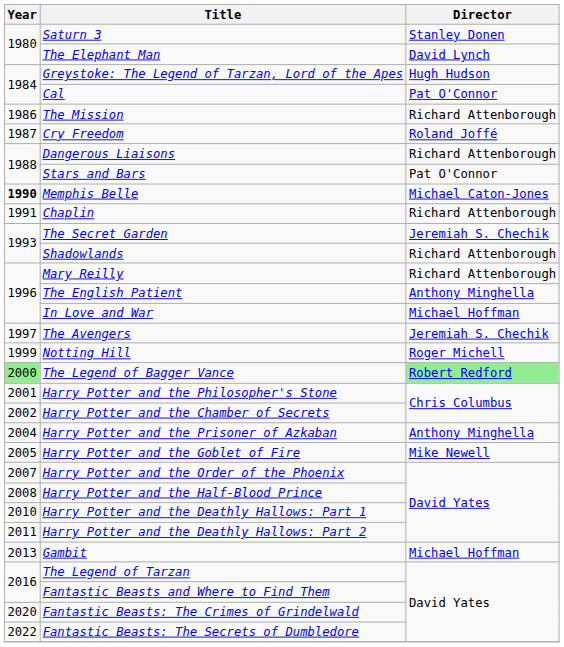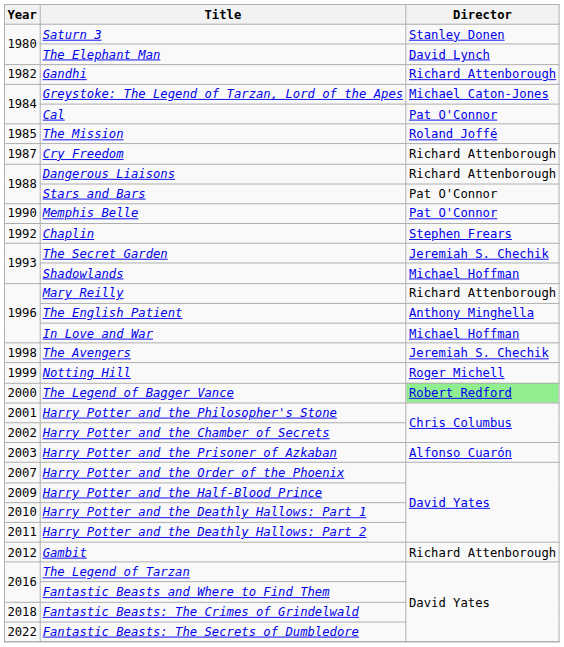+ row: (65, 74)
(449, 74) Hugh Hudson -> (479, 94) Michael Caton-Jones
(22, 114) 1986 -> (22, 134) 1985
(483, 114) Richard Attenborough -> (453, 134) Roland Joffé
(453, 134) Roland Joffé -> (483, 154) Richard Attenborough
(22, 194) bold -> (22, 214) normal
(479, 194) Michael Caton-Jones -> (453, 214) Pat O'Connor
(22, 214) 1991 -> (22, 234) 1992
(483, 214) Richard Attenborough -> (460, 234) Stephen Frears
(483, 253) Richard Attenborough -> (464, 273) Michael Hoffman
(22, 333) 1997 -> (22, 353) 1998
(22, 373) lightgreen background -> (22, 393) no background
(22, 433) 2004 -> (22, 453) 2003
(471, 433) Anthony Minghella -> (460, 453) Alfonso Cuarón
- row: (171, 453)
(22, 492) 2008 -> (22, 492) 2009
(22, 552) 2013 -> (22, 552) 2012
(464, 552) Michael Hoffman -> (483, 552) Richard Attenborough
(22, 612) 2020 -> (22, 612) 2018
